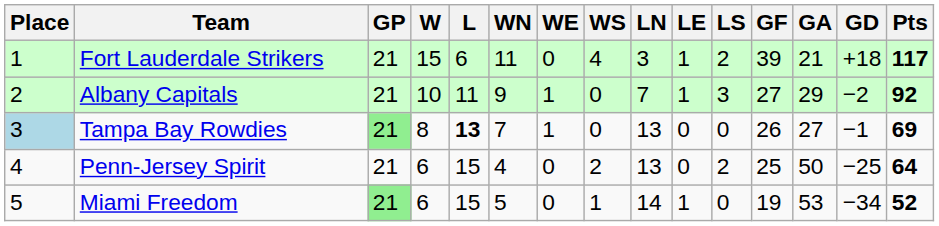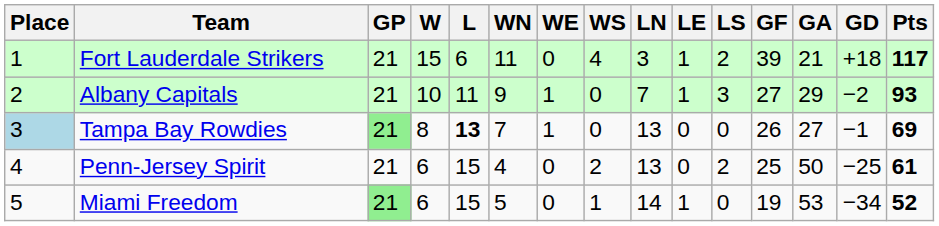(904, 94) 92 -> (904, 94) 93
(904, 166) 64 -> (904, 166) 61
